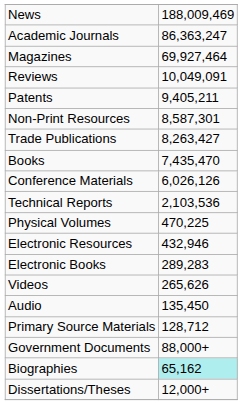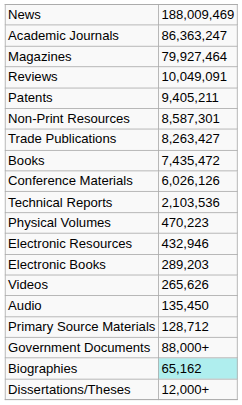(194, 56) 69,927,464 -> (194, 56) 79,927,464
(191, 160) 7,435,470 -> (191, 160) 7,435,472
(185, 222) 470,225 -> (185, 222) 470,223
(185, 264) 289,283 -> (185, 264) 289,203
